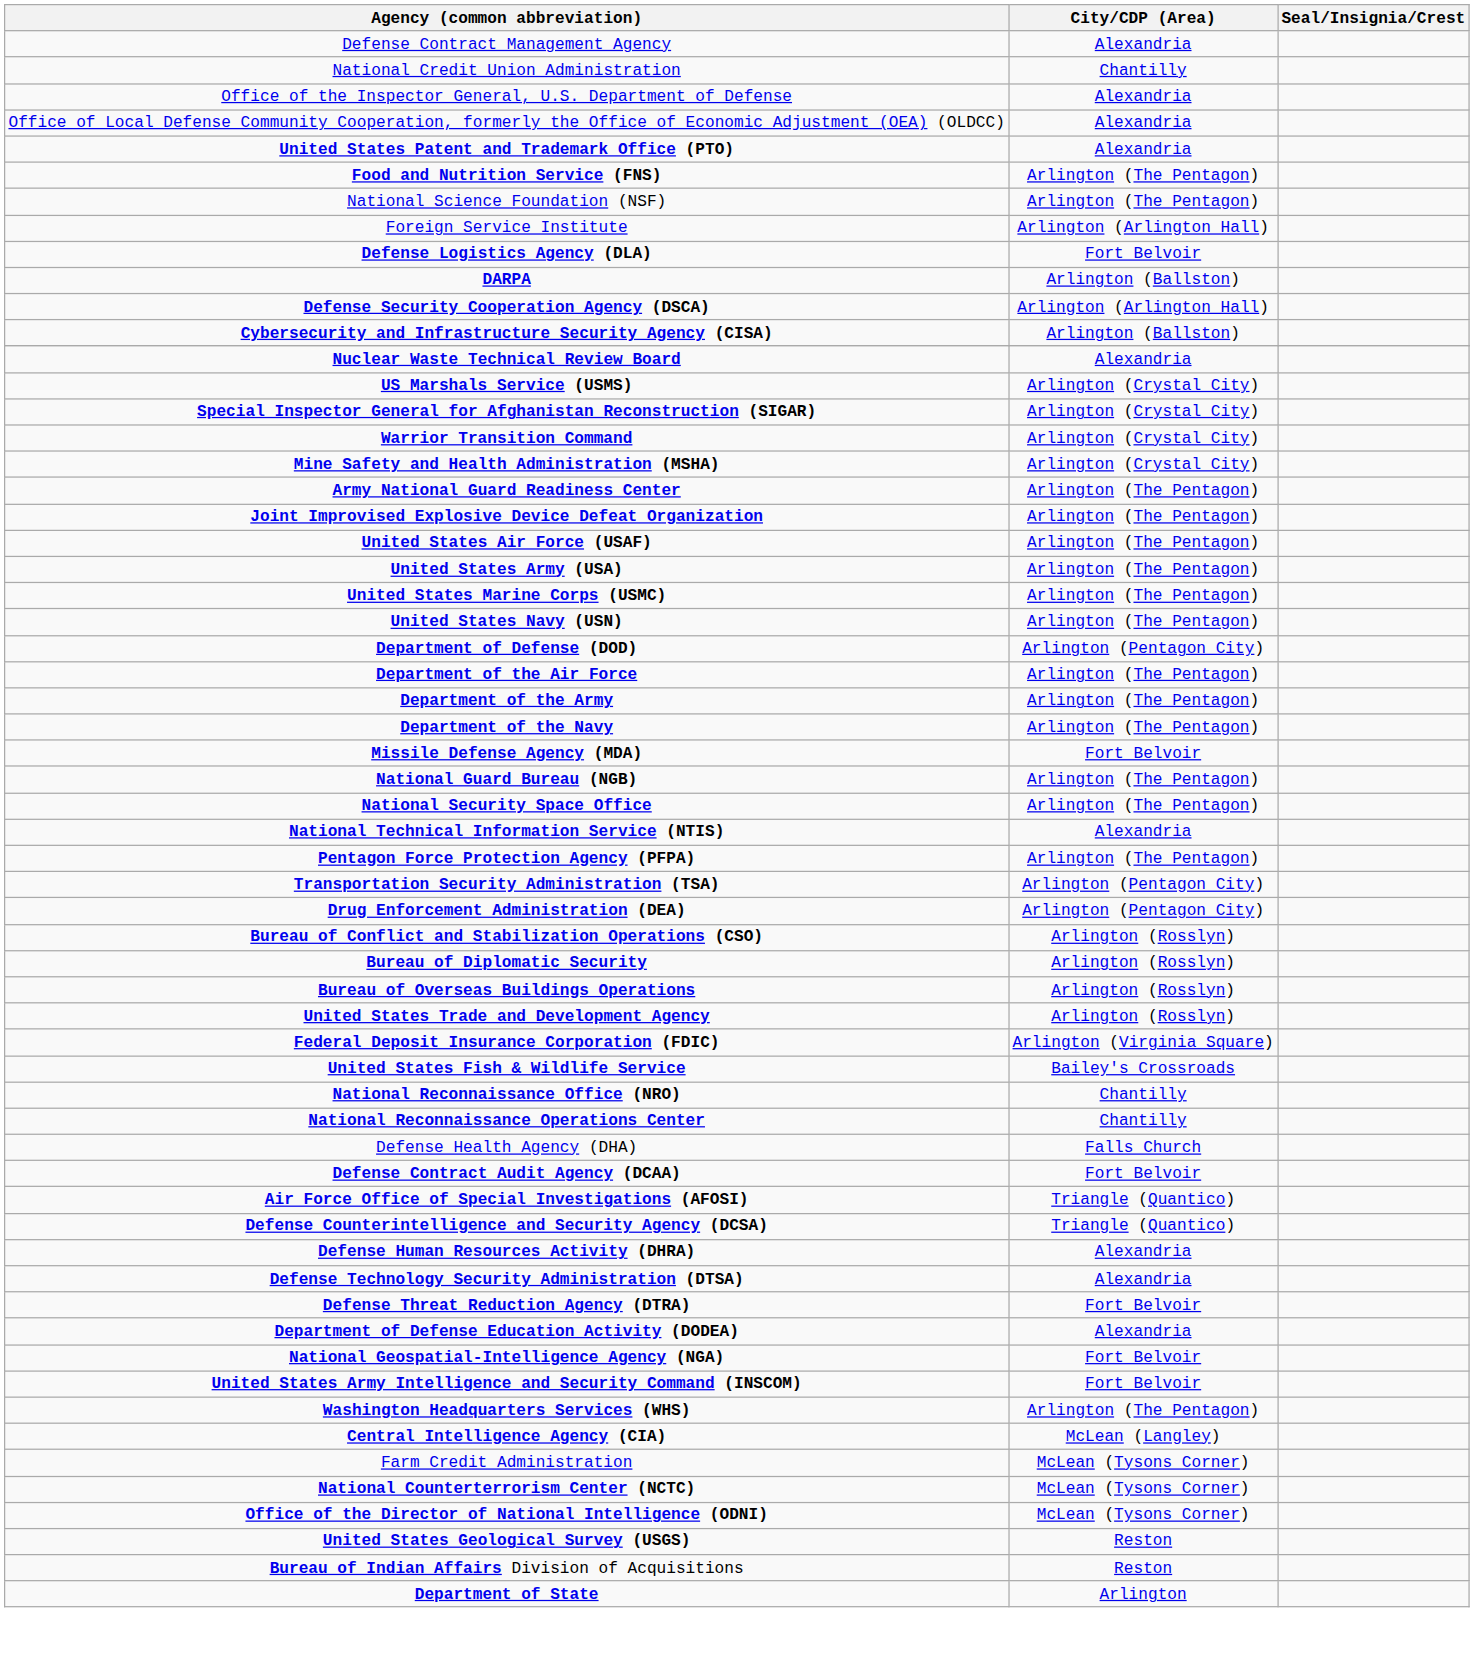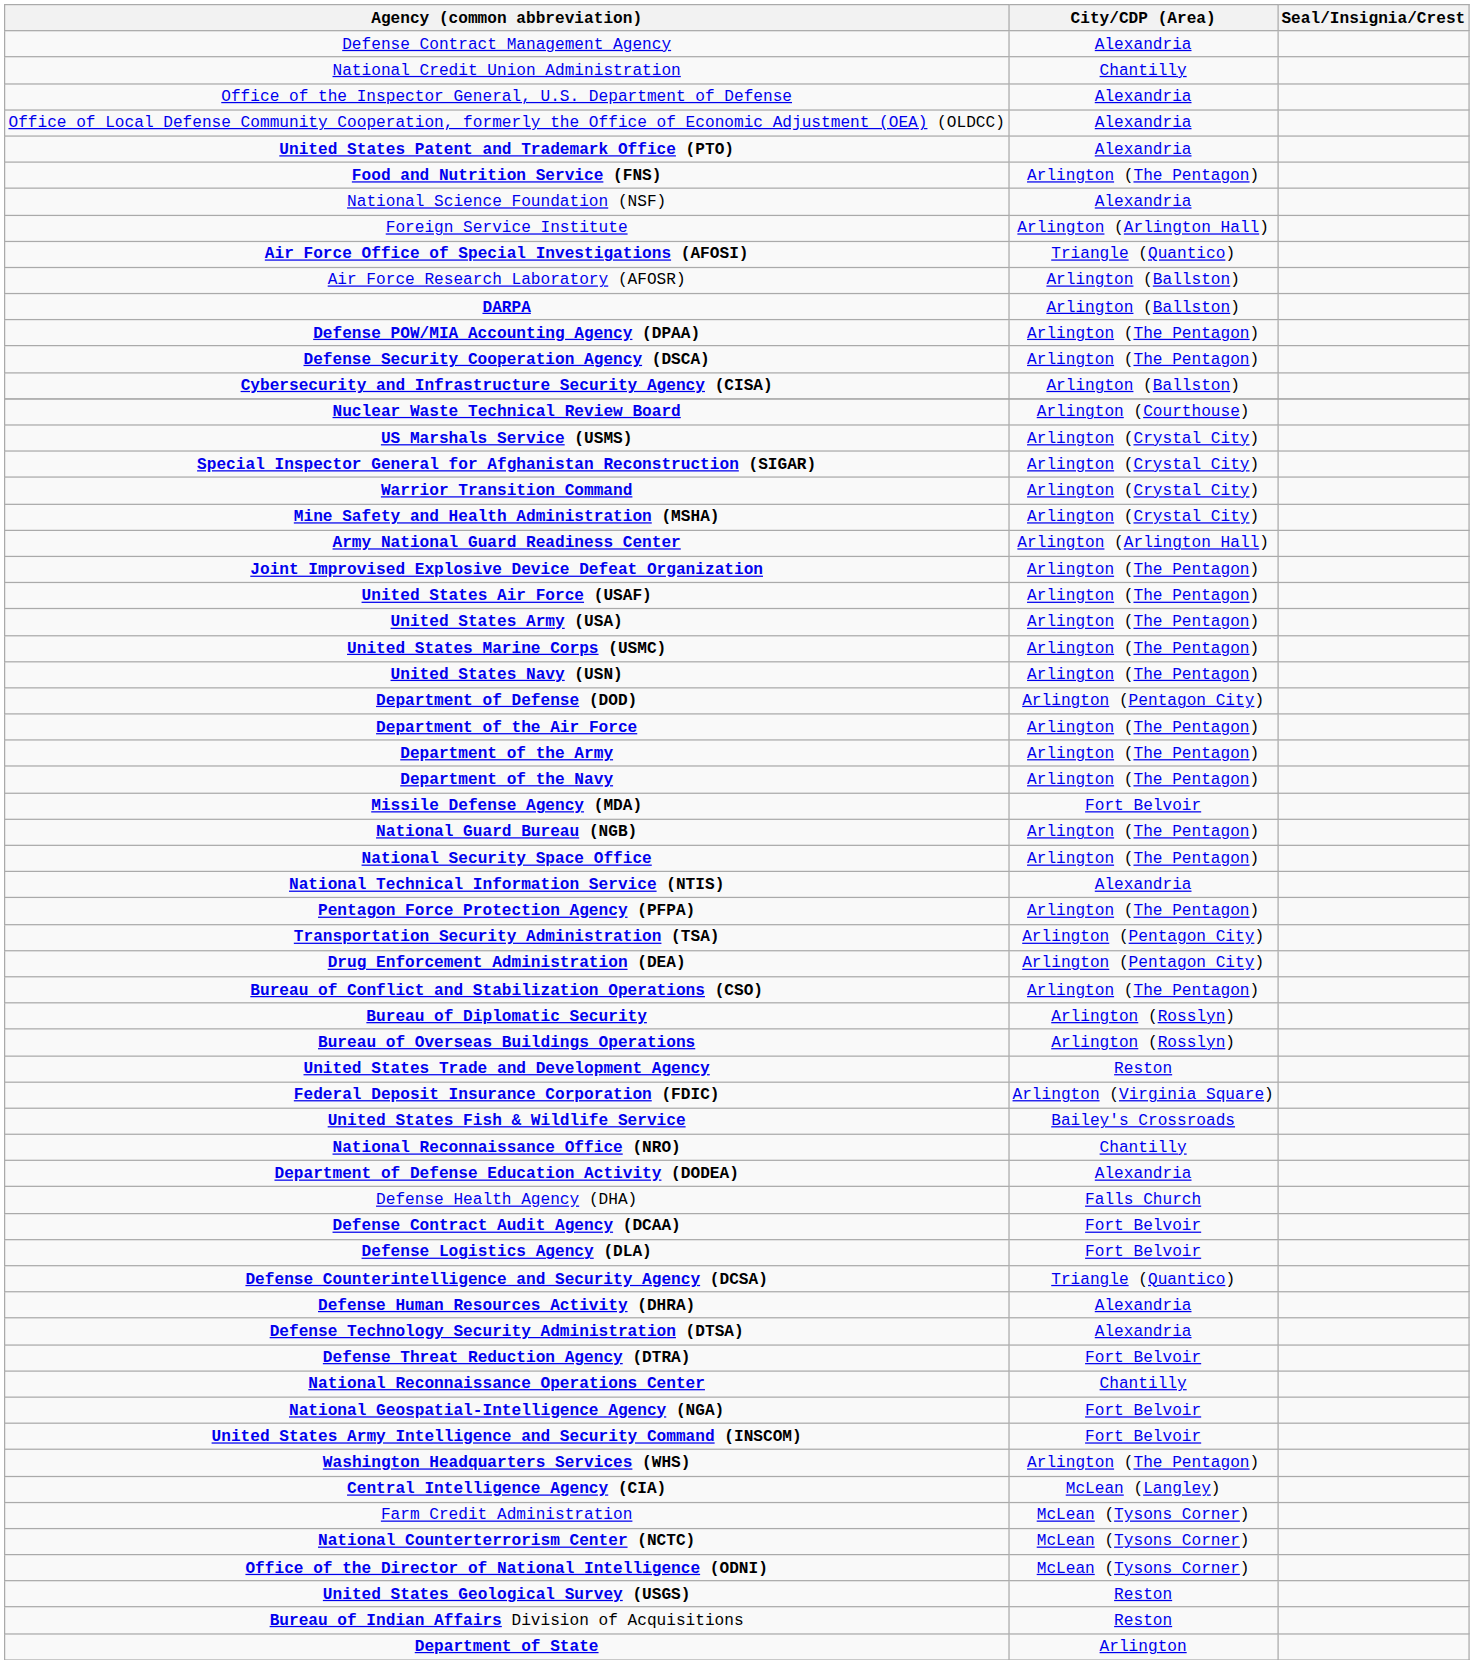(1143, 202) Arlington (The Pentagon) -> (1143, 202) Alexandria
rows swapped: (507, 1200) <-> (507, 254)
+ row: (507, 280)
+ row: (507, 333)
(1143, 307) Arlington (Arlington Hall) -> (1143, 359) Arlington (The Pentagon)
(1143, 359) Alexandria -> (1143, 412) Arlington (Courthouse)
(1143, 491) Arlington (The Pentagon) -> (1143, 543) Arlington (Arlington Hall)
(1143, 937) Arlington (Rosslyn) -> (1143, 990) Arlington (The Pentagon)
(1143, 1016) Arlington (Rosslyn) -> (1143, 1069) Reston
rows swapped: (507, 1121) <-> (507, 1331)
